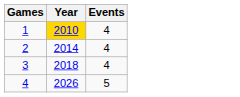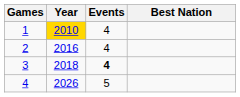+ column: (181, 13)
(66, 48) 2014 -> (66, 48) 2016
(106, 65) normal -> (106, 65) bold
